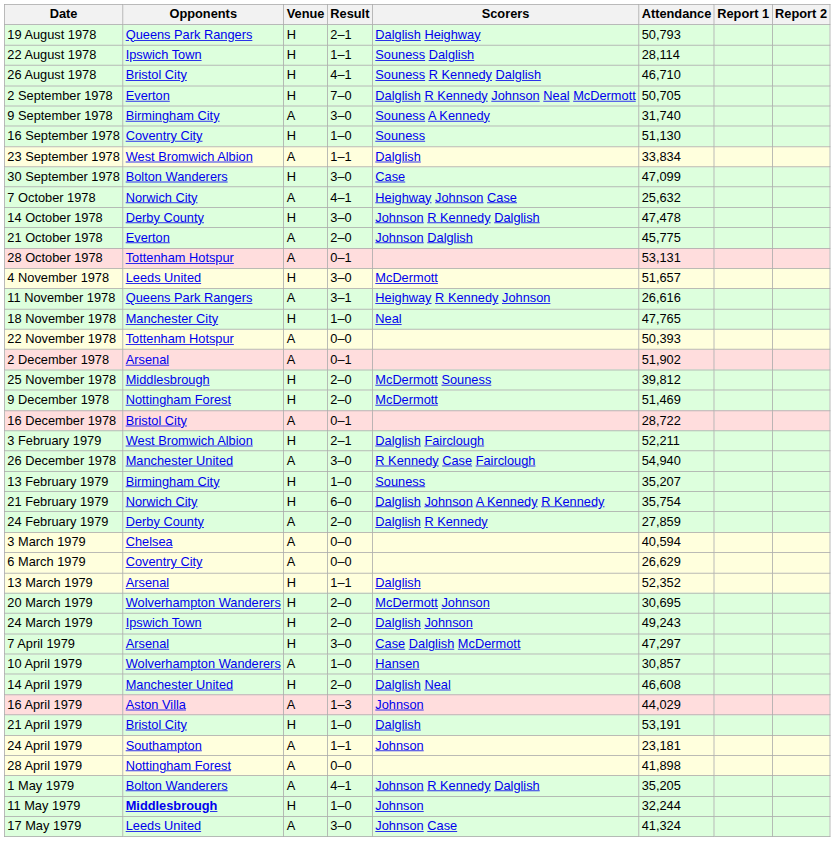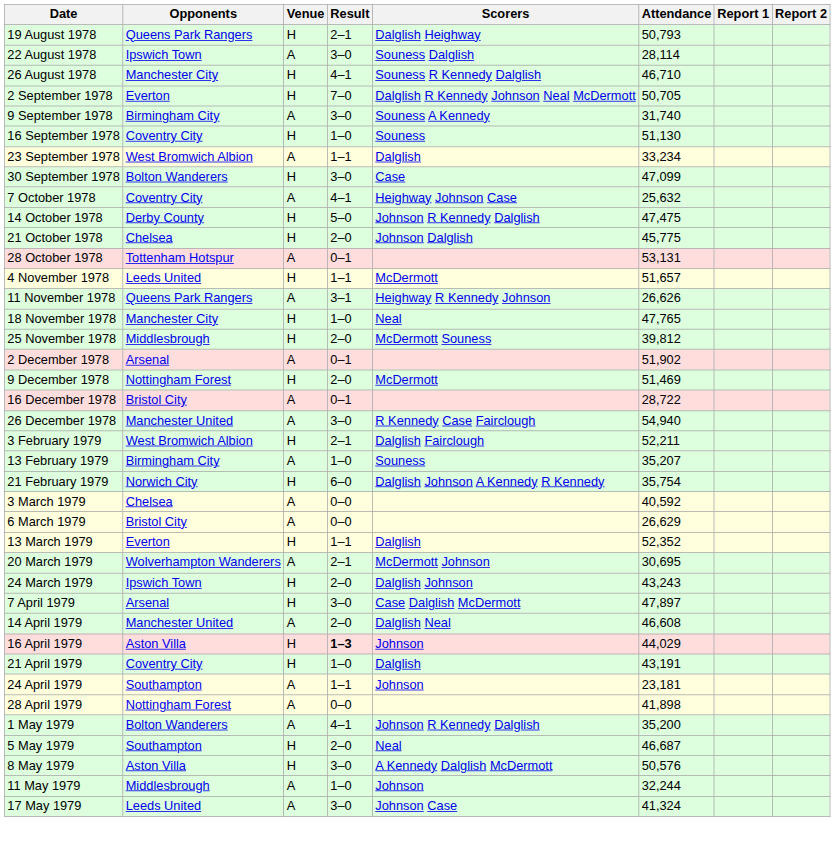(291, 55) H -> (291, 55) A
(341, 55) 1–1 -> (341, 55) 3–0
(156, 75) Bristol City -> (172, 75) Manchester City
(661, 156) 33,834 -> (661, 156) 33,234
(162, 197) Norwich City -> (164, 197) Coventry City
(341, 217) 3–0 -> (341, 217) 5–0
(661, 217) 47,478 -> (661, 217) 47,475
(148, 237) Everton -> (149, 237) Chelsea
(291, 237) A -> (291, 237) H
(341, 278) 3–0 -> (341, 278) 1–1
(661, 298) 26,616 -> (661, 298) 26,626
- row: (62, 339)
rows swapped: (62, 380) <-> (58, 359)
rows swapped: (62, 461) <-> (54, 440)
(291, 481) H -> (291, 461) A
- row: (58, 522)
(661, 542) 40,594 -> (661, 501) 40,592
(164, 562) Coventry City -> (156, 522) Bristol City
(147, 583) Arsenal -> (148, 542) Everton
(291, 603) H -> (291, 562) A
(341, 603) 2–0 -> (341, 562) 2–1
(661, 623) 49,243 -> (661, 583) 43,243
(661, 643) 47,297 -> (661, 603) 47,897
- row: (45, 664)
(291, 684) H -> (291, 623) A
(291, 704) A -> (291, 643) H
(341, 704) normal -> (341, 643) bold
(156, 725) Bristol City -> (164, 664) Coventry City
(661, 725) 53,191 -> (661, 664) 43,191
(661, 786) 35,205 -> (661, 725) 35,200
+ row: (41, 745)
+ row: (41, 765)
(172, 806) bold -> (168, 786) normal
(291, 806) H -> (291, 786) A
